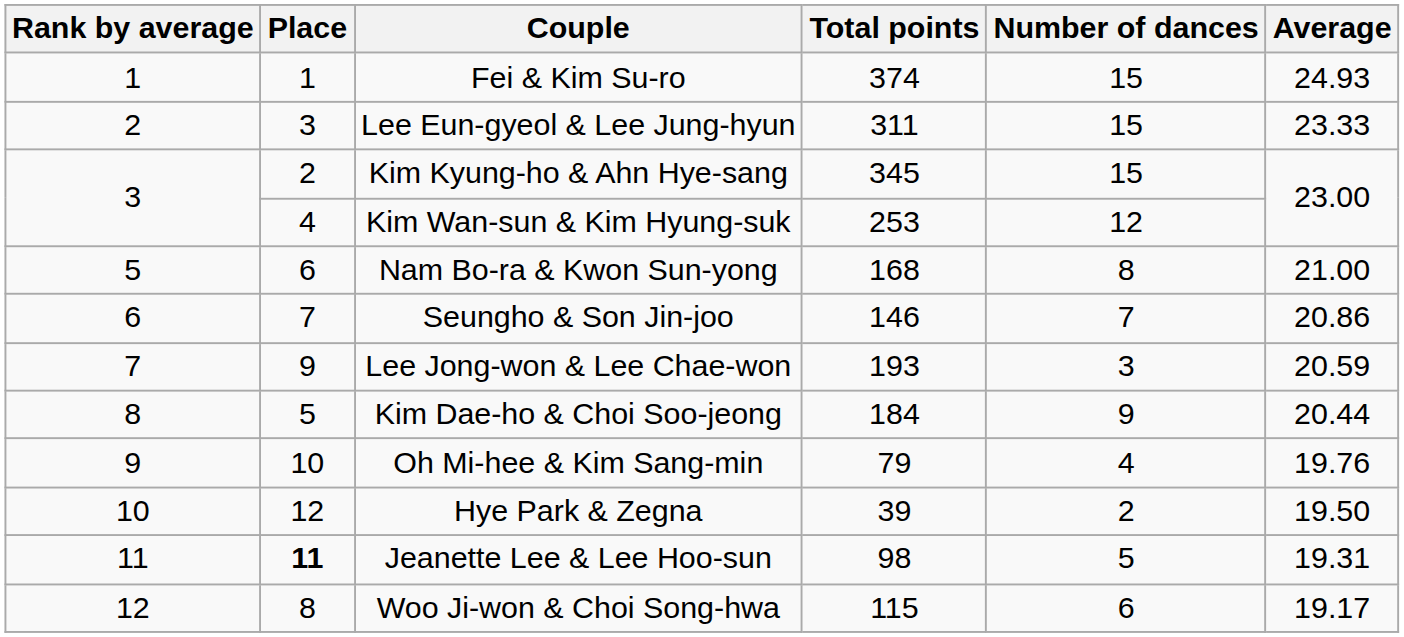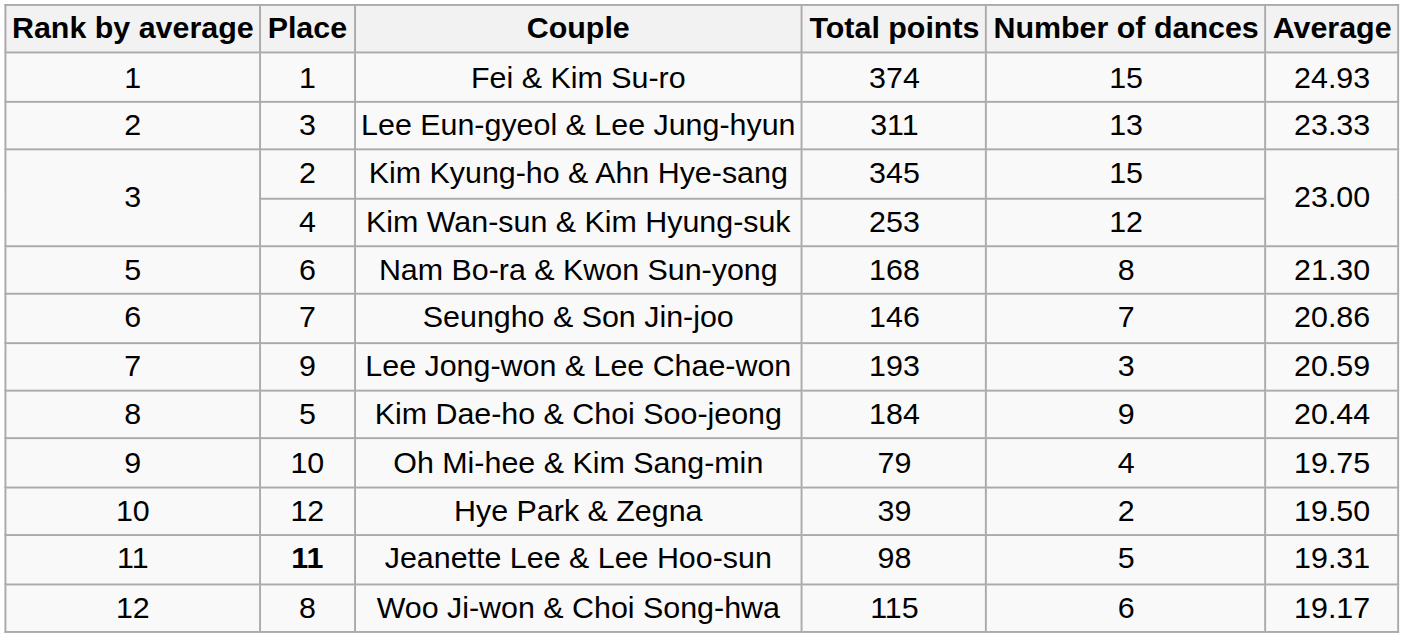(1126, 125) 15 -> (1126, 125) 13
(1332, 269) 21.00 -> (1332, 269) 21.30
(1332, 462) 19.76 -> (1332, 462) 19.75
